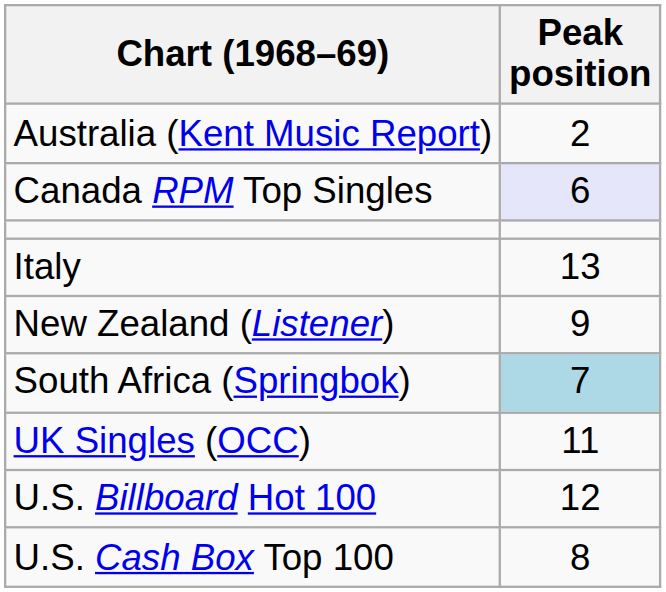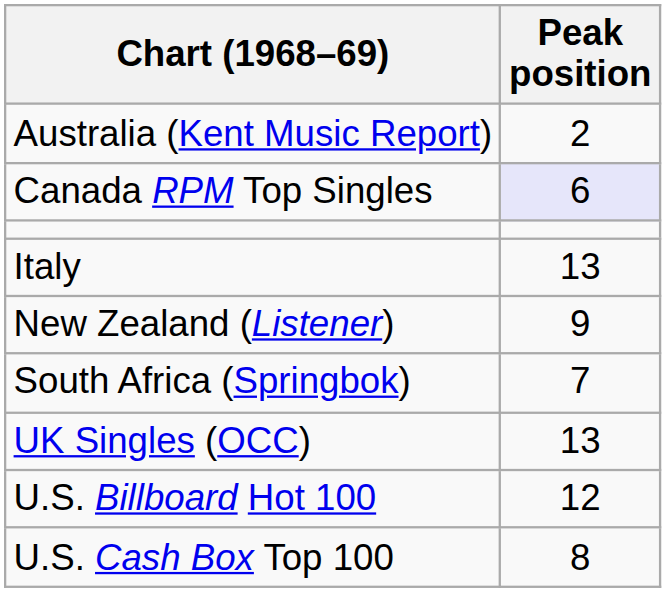(580, 382) lightblue background -> (580, 382) no background
(580, 440) 11 -> (580, 440) 13
